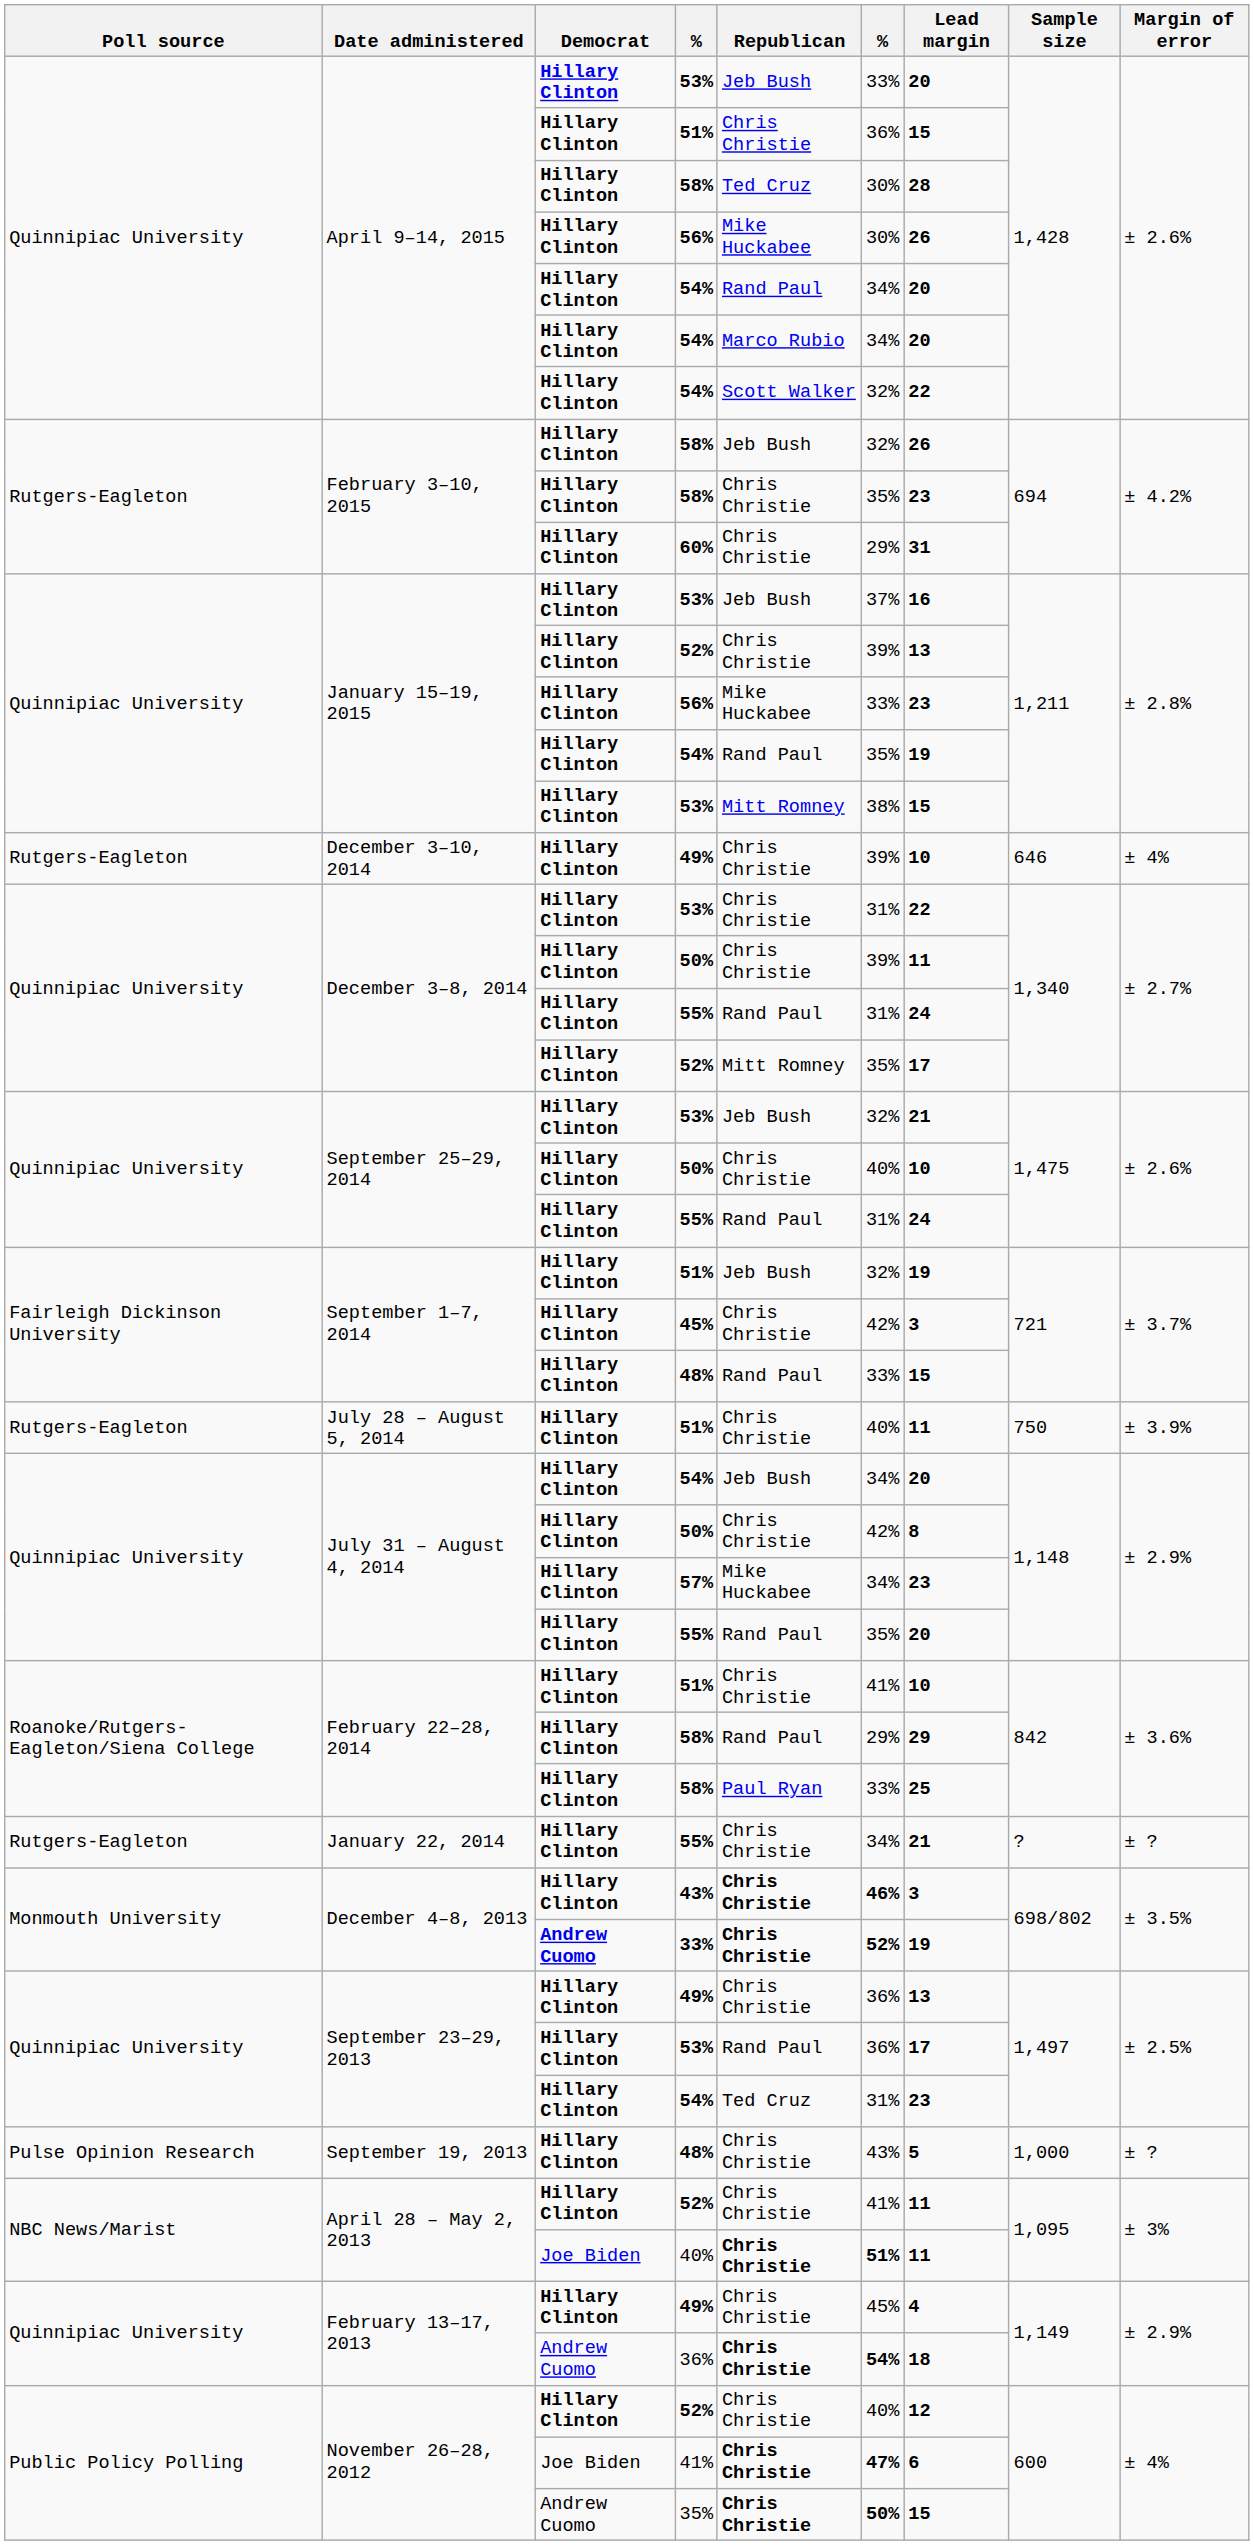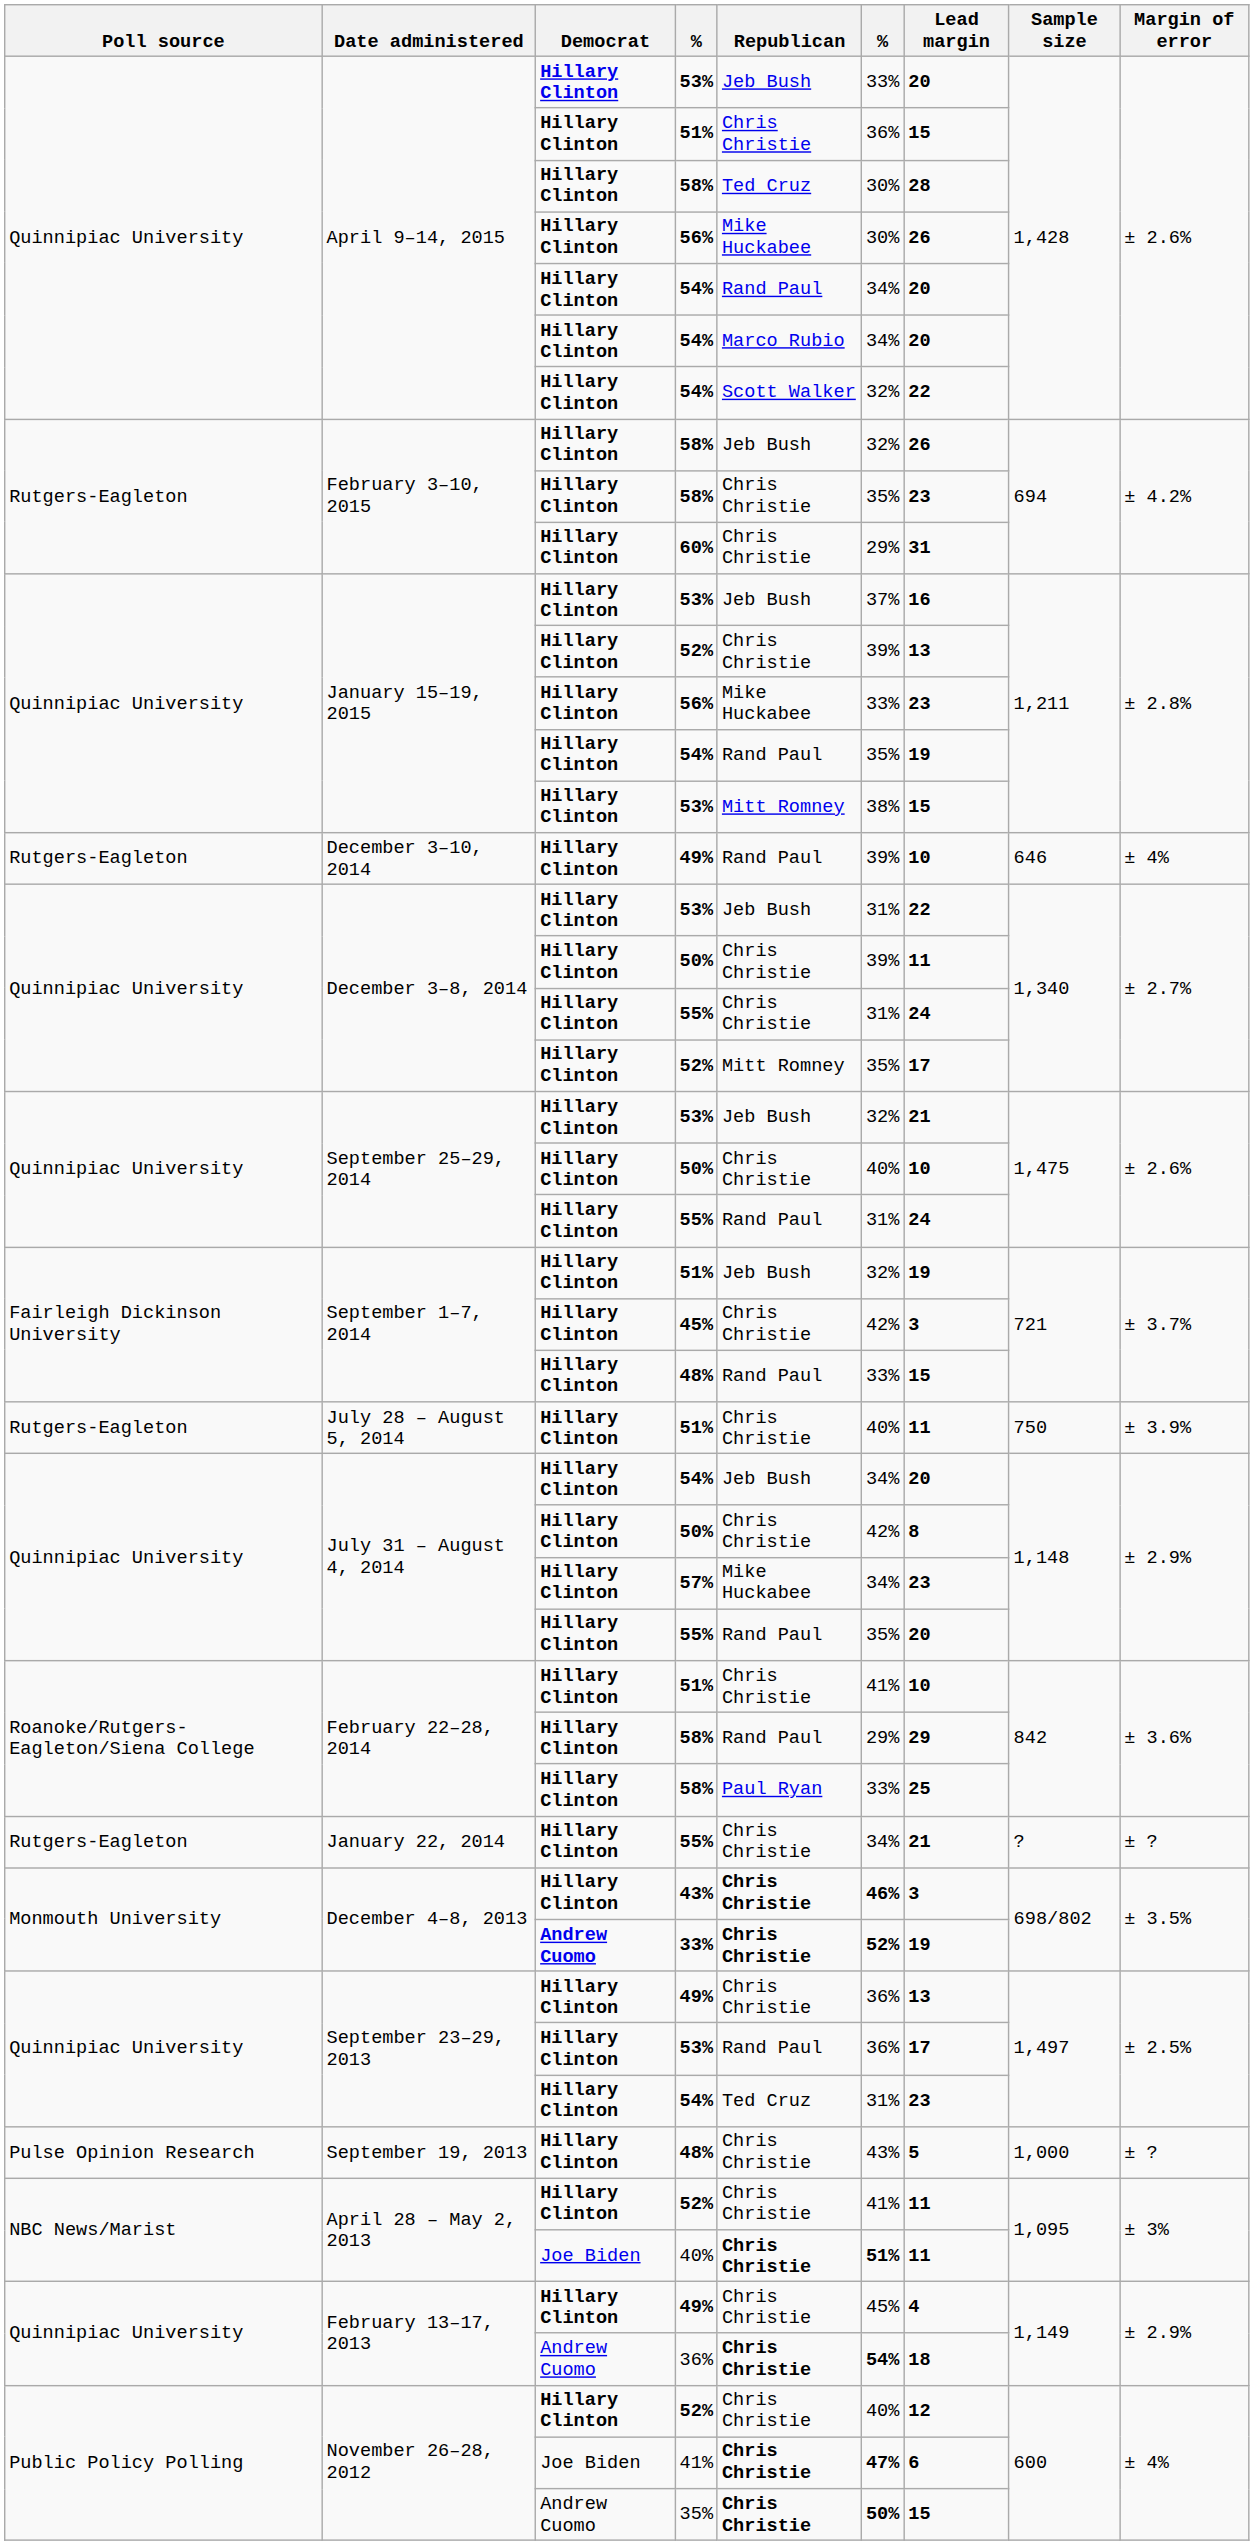(767, 859) Chris Christie -> (772, 859) Rand Paul
(767, 910) Chris Christie -> (767, 910) Jeb Bush
(772, 1014) Rand Paul -> (767, 1014) Chris Christie
